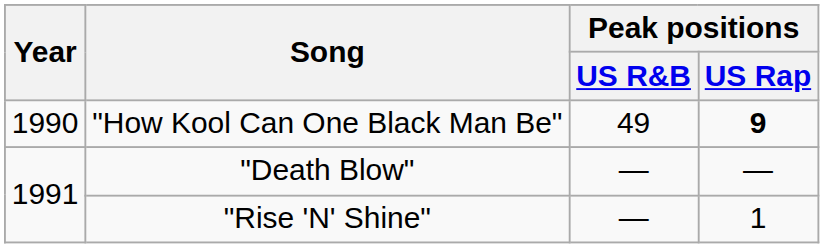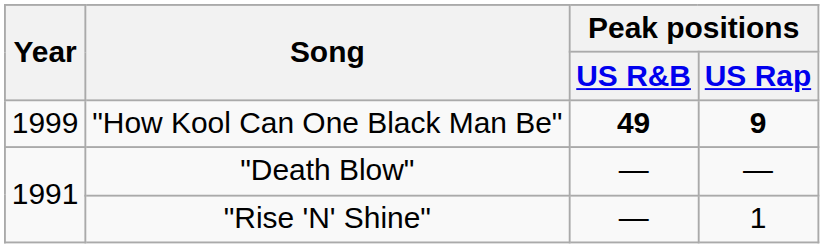(45, 123) 1990 -> (45, 123) 1999
(634, 123) normal -> (634, 123) bold
